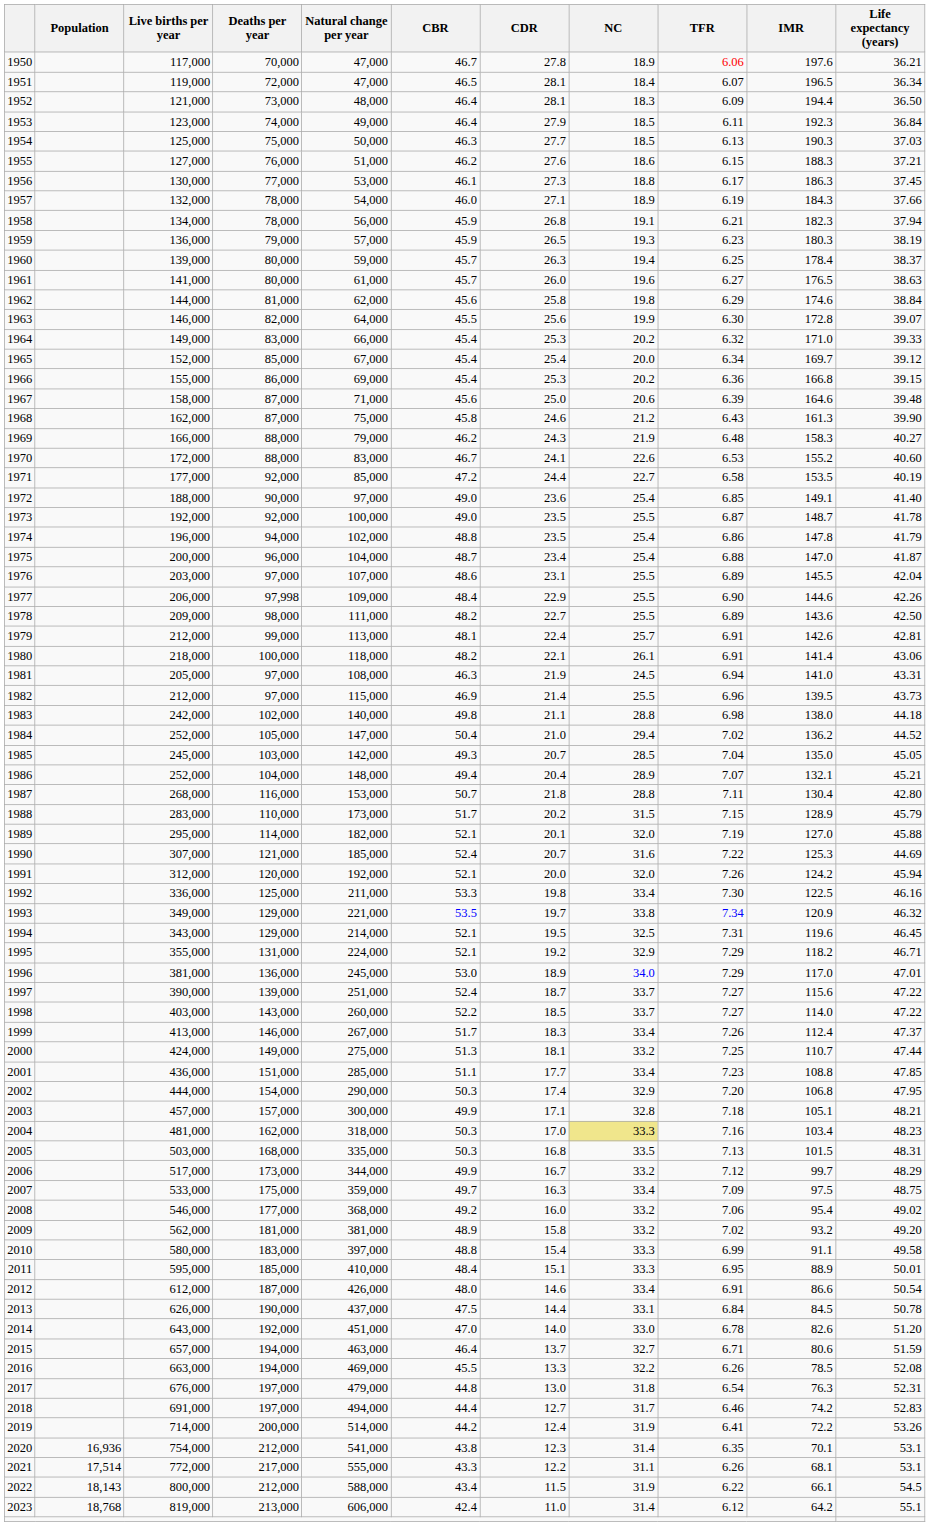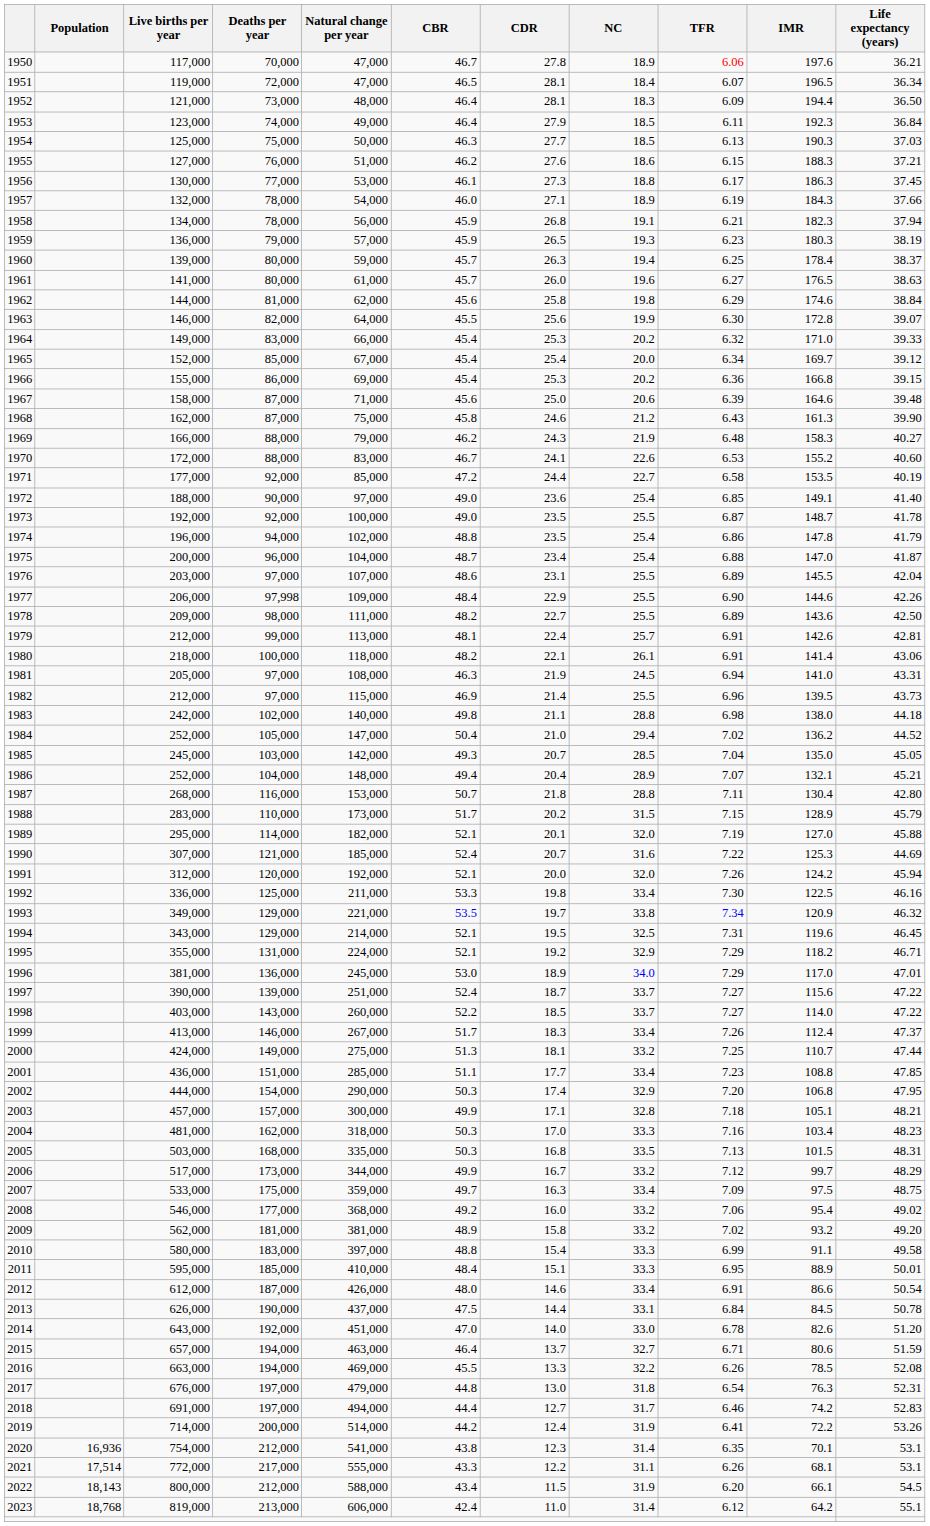(644, 1131) khaki background -> (644, 1131) no background
(733, 1487) 6.22 -> (733, 1487) 6.20
